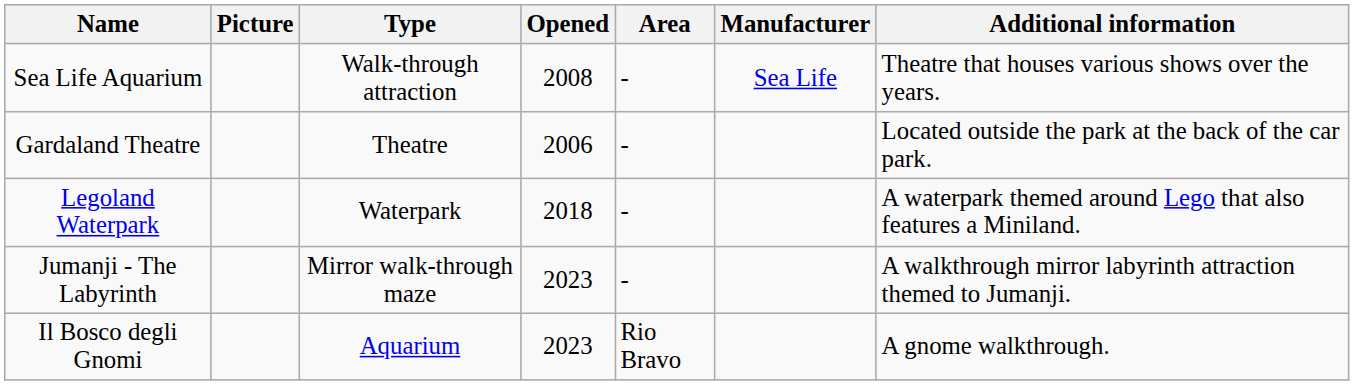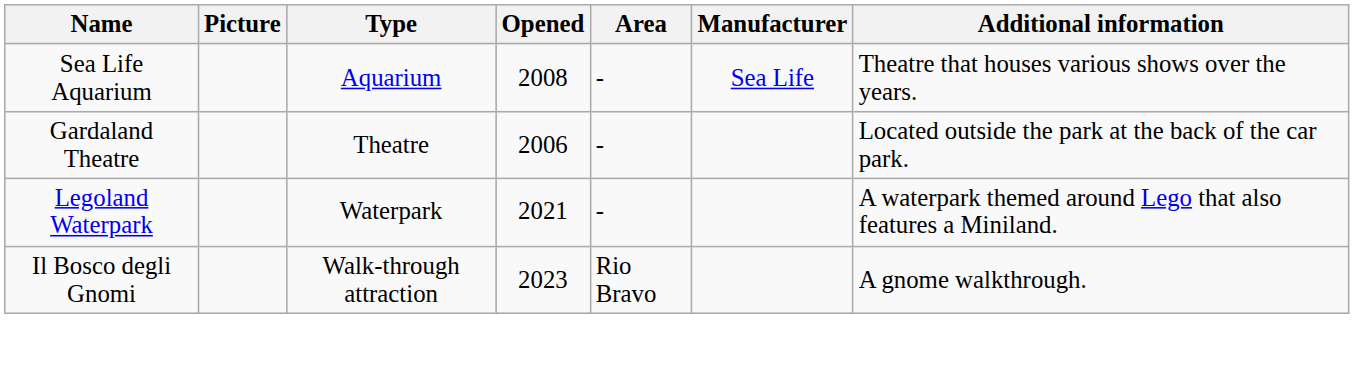(410, 77) Walk-through attraction -> (391, 77) Aquarium
(568, 211) 2018 -> (543, 211) 2021
- row: (108, 279)
(410, 346) Aquarium -> (391, 279) Walk-through attraction
